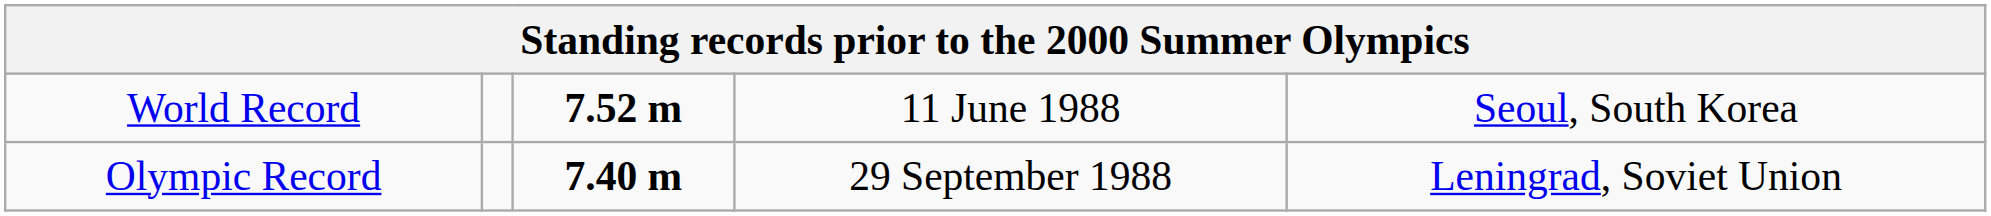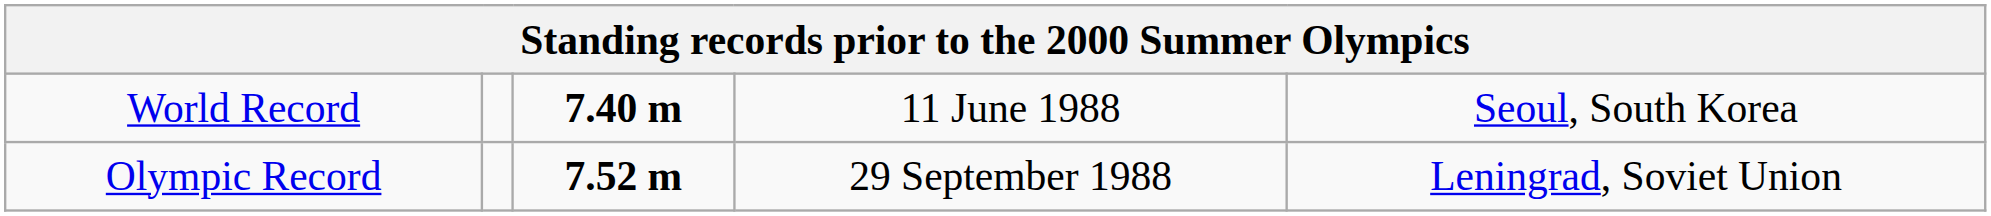(623, 106) 7.52 m -> (623, 106) 7.40 m
(623, 175) 7.40 m -> (623, 175) 7.52 m
